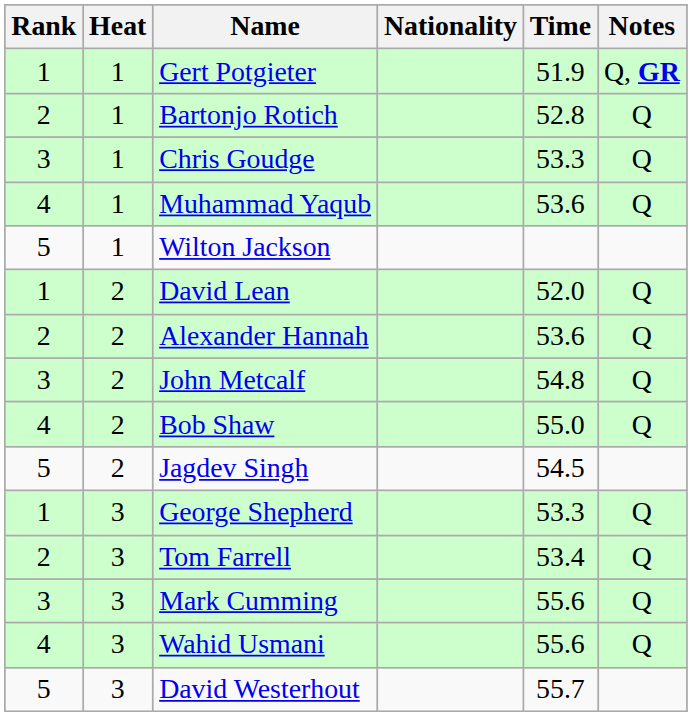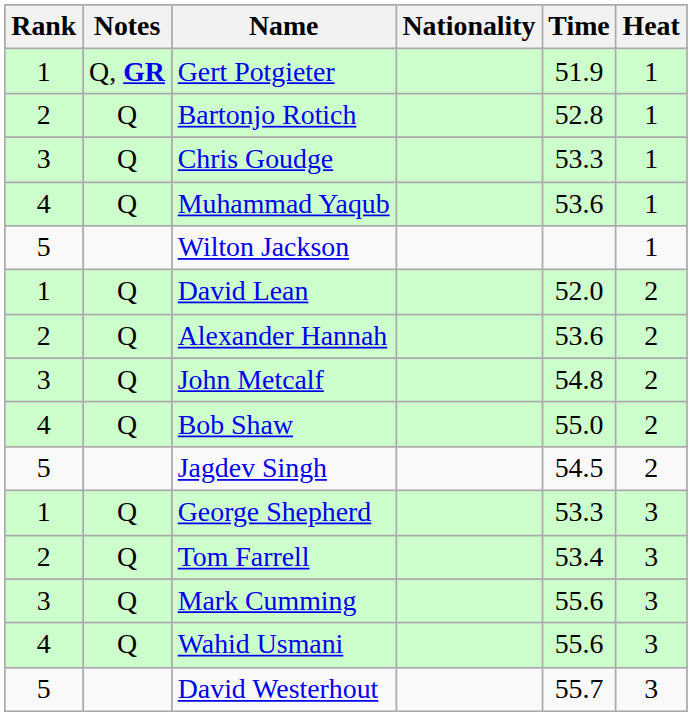columns swapped: (118, 26) <-> (642, 26)
